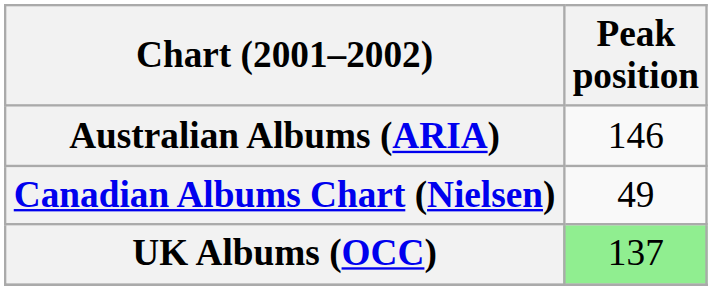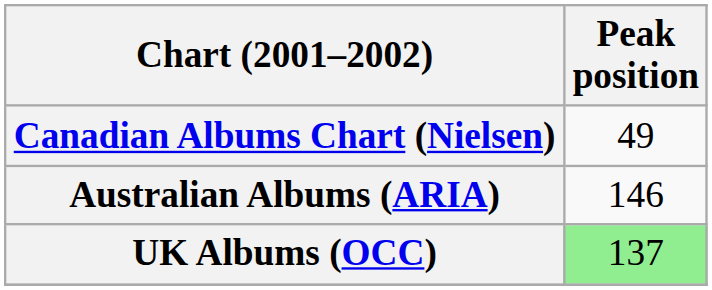rows swapped: (285, 135) <-> (285, 194)
